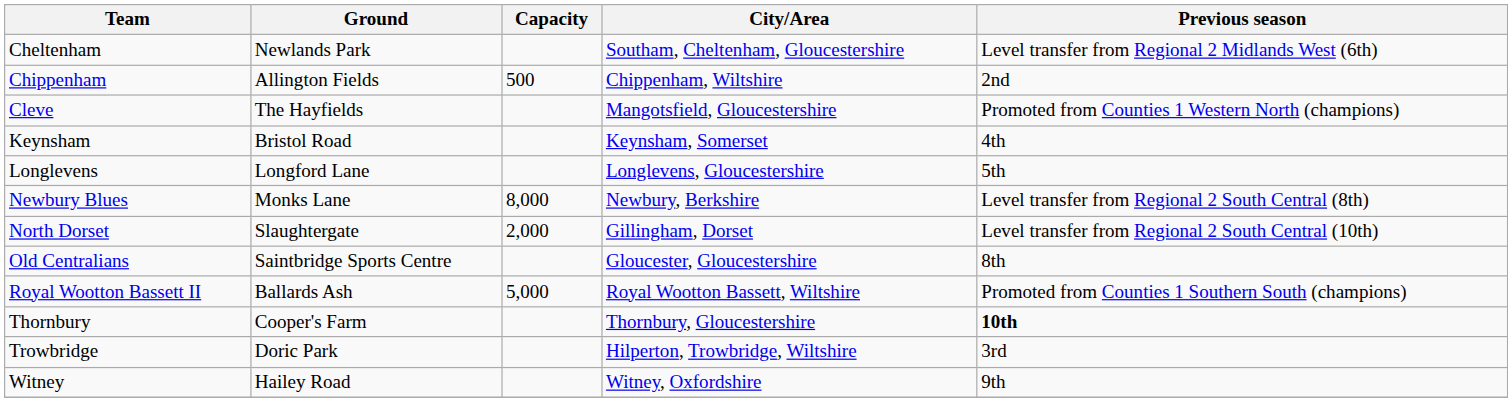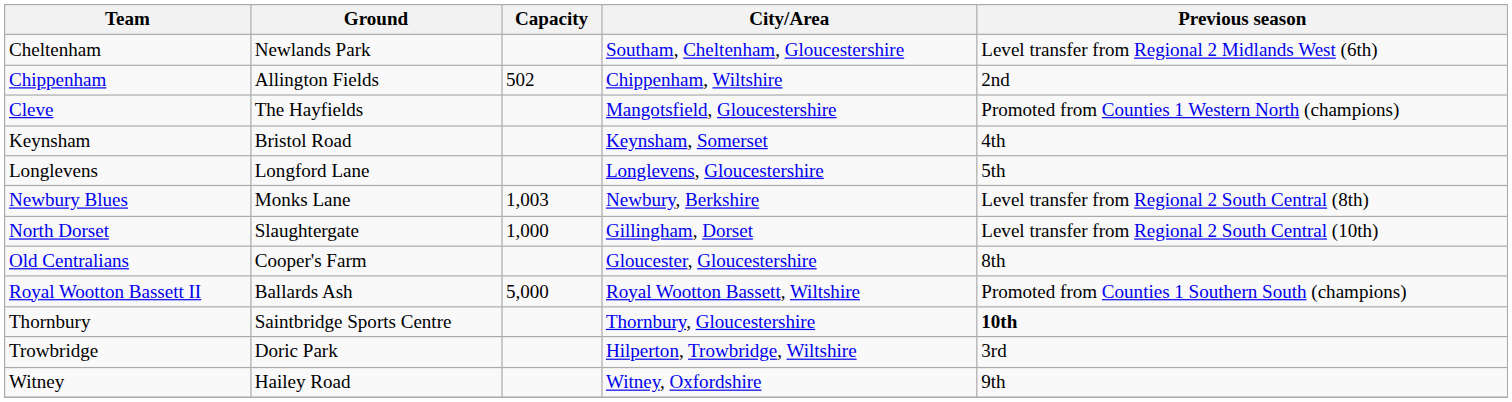(520, 79) 500 -> (520, 79) 502
(527, 200) 8,000 -> (527, 200) 1,003
(527, 230) 2,000 -> (527, 230) 1,000
(353, 261) Saintbridge Sports Centre -> (311, 261) Cooper's Farm
(311, 321) Cooper's Farm -> (353, 321) Saintbridge Sports Centre
